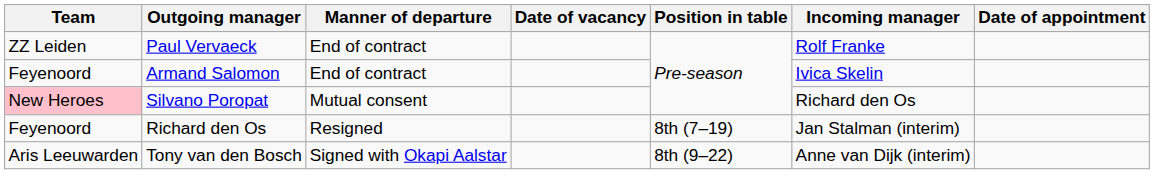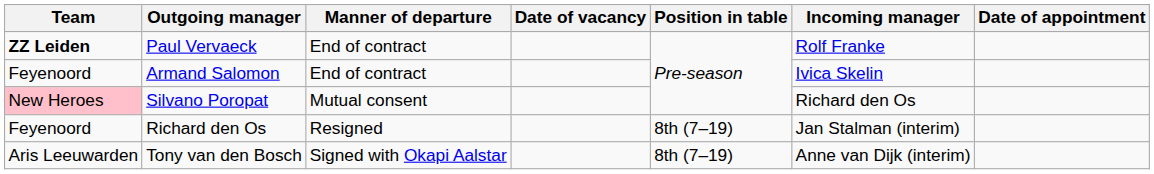(47, 45) normal -> (49, 45) bold
(694, 155) 8th (9–22) -> (694, 155) 8th (7–19)
